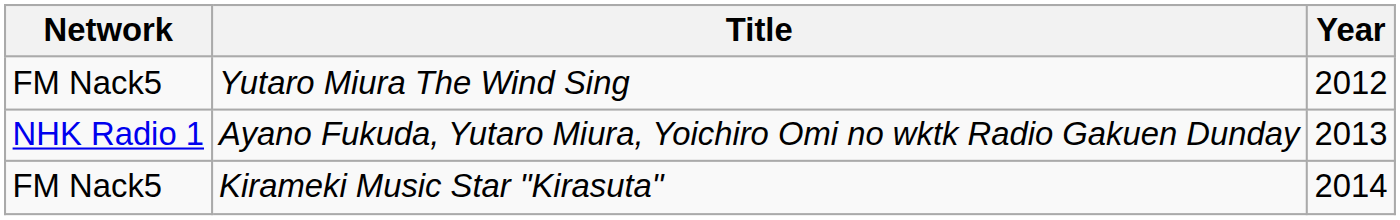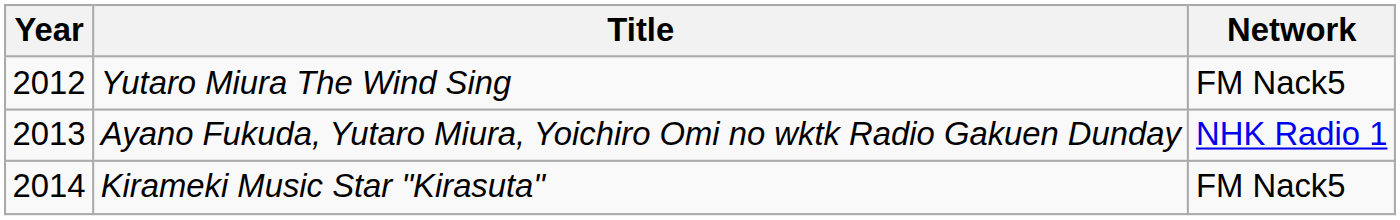columns swapped: (1351, 30) <-> (108, 30)
